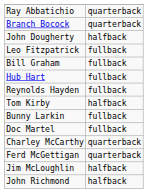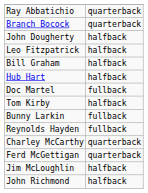(107, 50) fullback -> (107, 50) halfback
(107, 63) fullback -> (107, 63) halfback
(107, 77) fullback -> (107, 77) halfback
rows swapped: (43, 90) <-> (30, 129)
